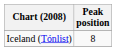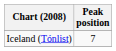(93, 38) 8 -> (93, 38) 7
